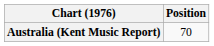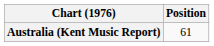(186, 32) 70 -> (186, 32) 61
